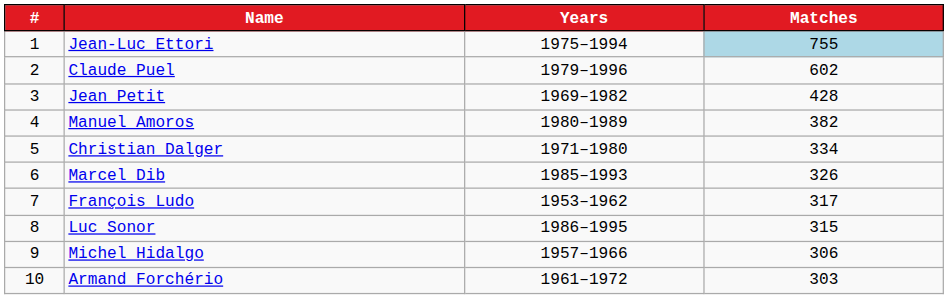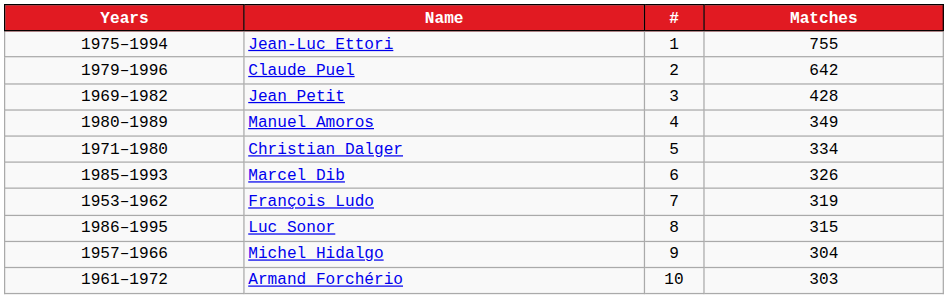columns swapped: (35, 18) <-> (584, 18)
(824, 44) lightblue background -> (824, 44) no background
(824, 70) 602 -> (824, 70) 642
(824, 123) 382 -> (824, 123) 349
(824, 202) 317 -> (824, 202) 319
(824, 254) 306 -> (824, 254) 304
